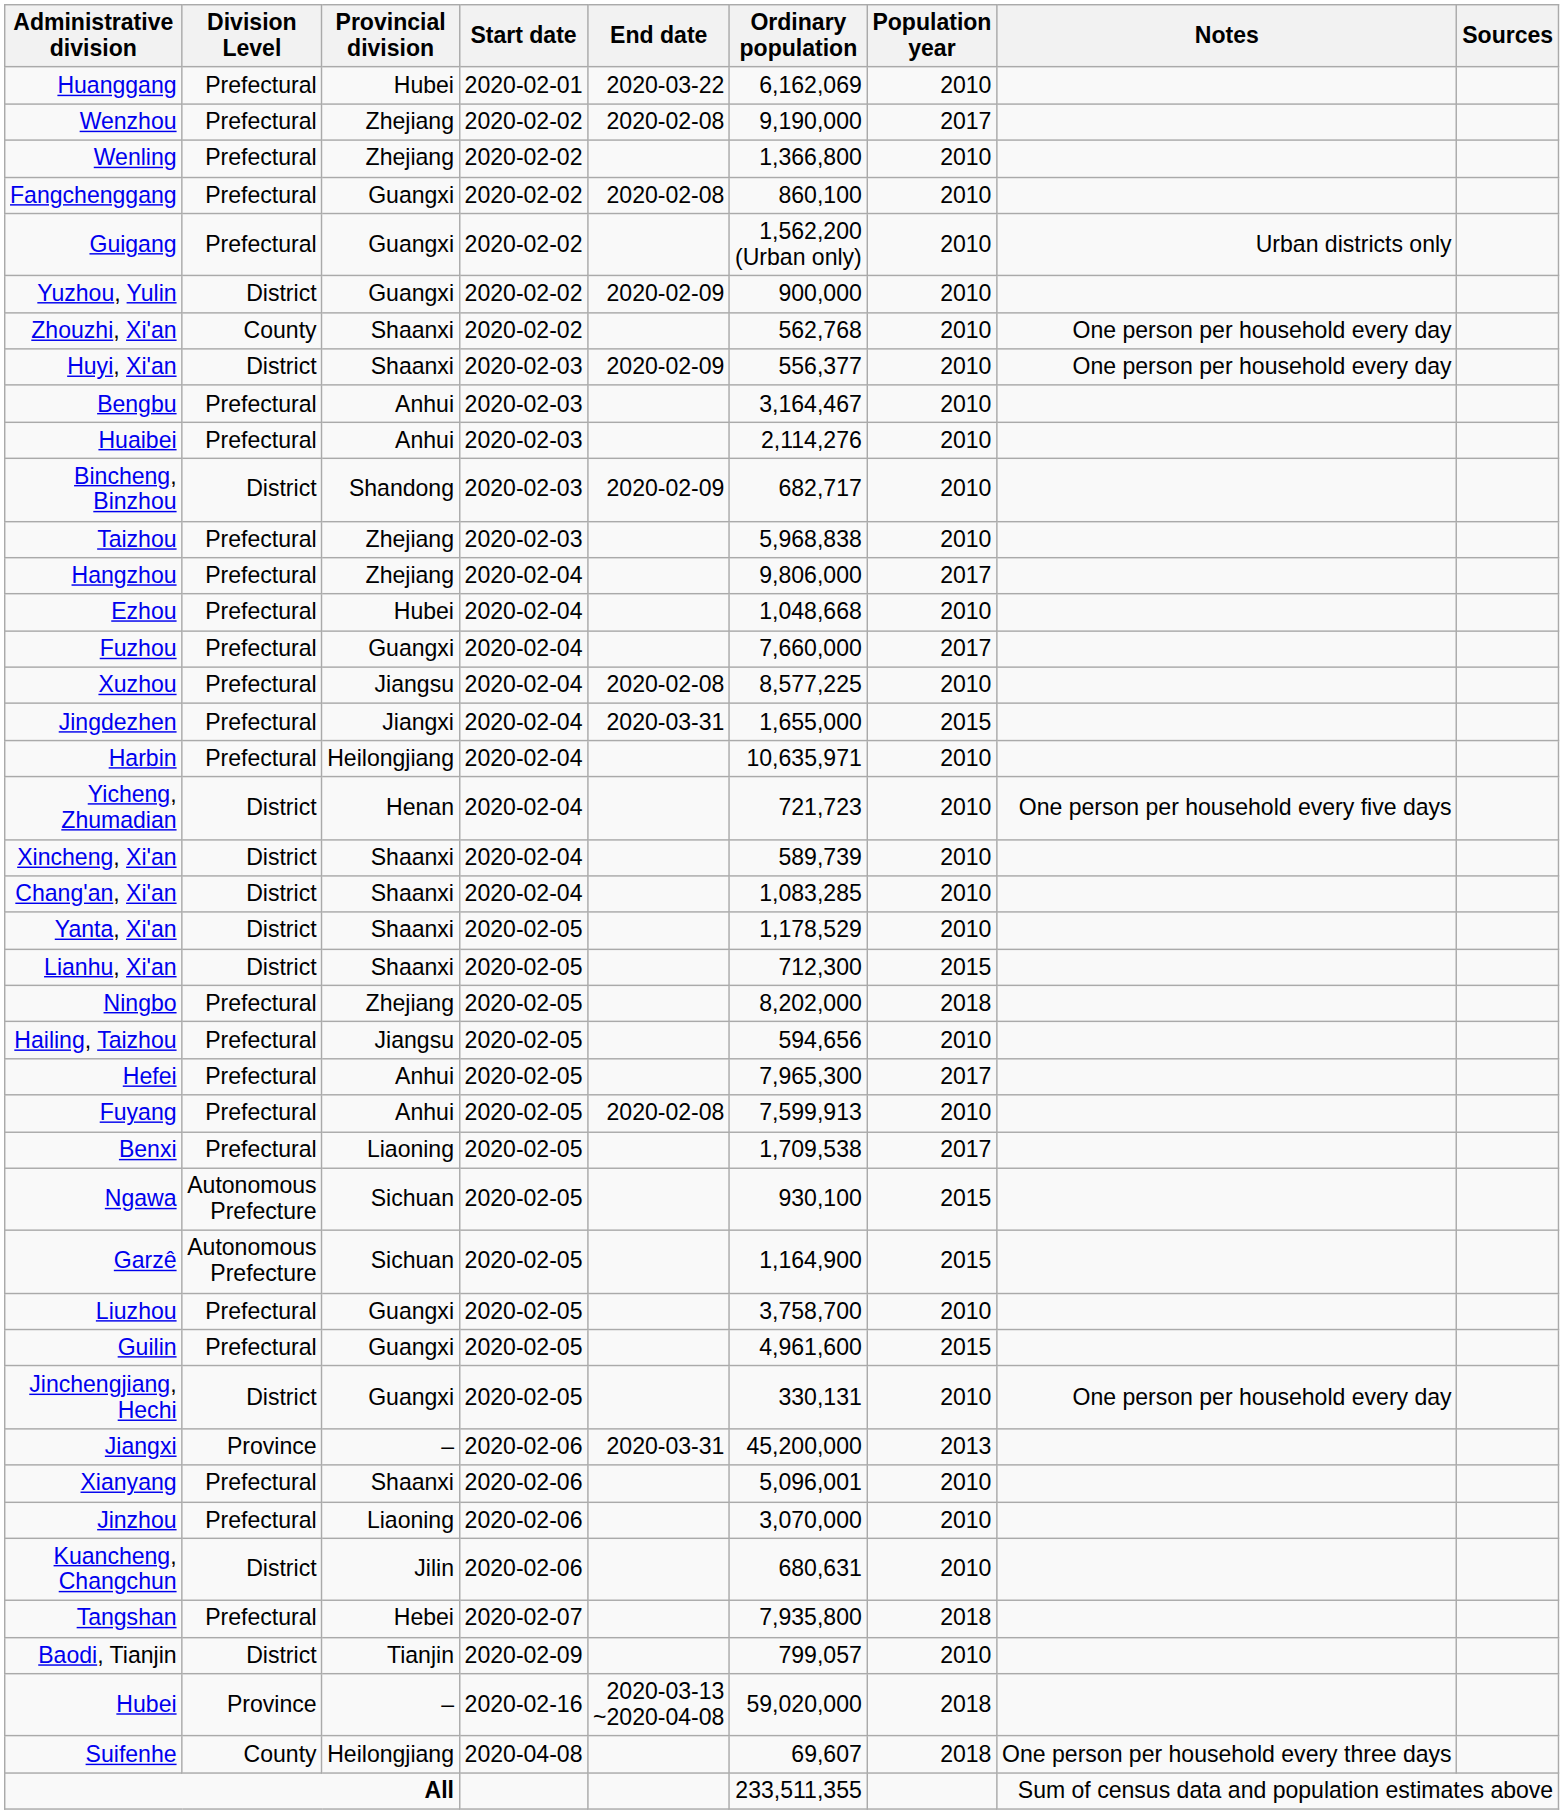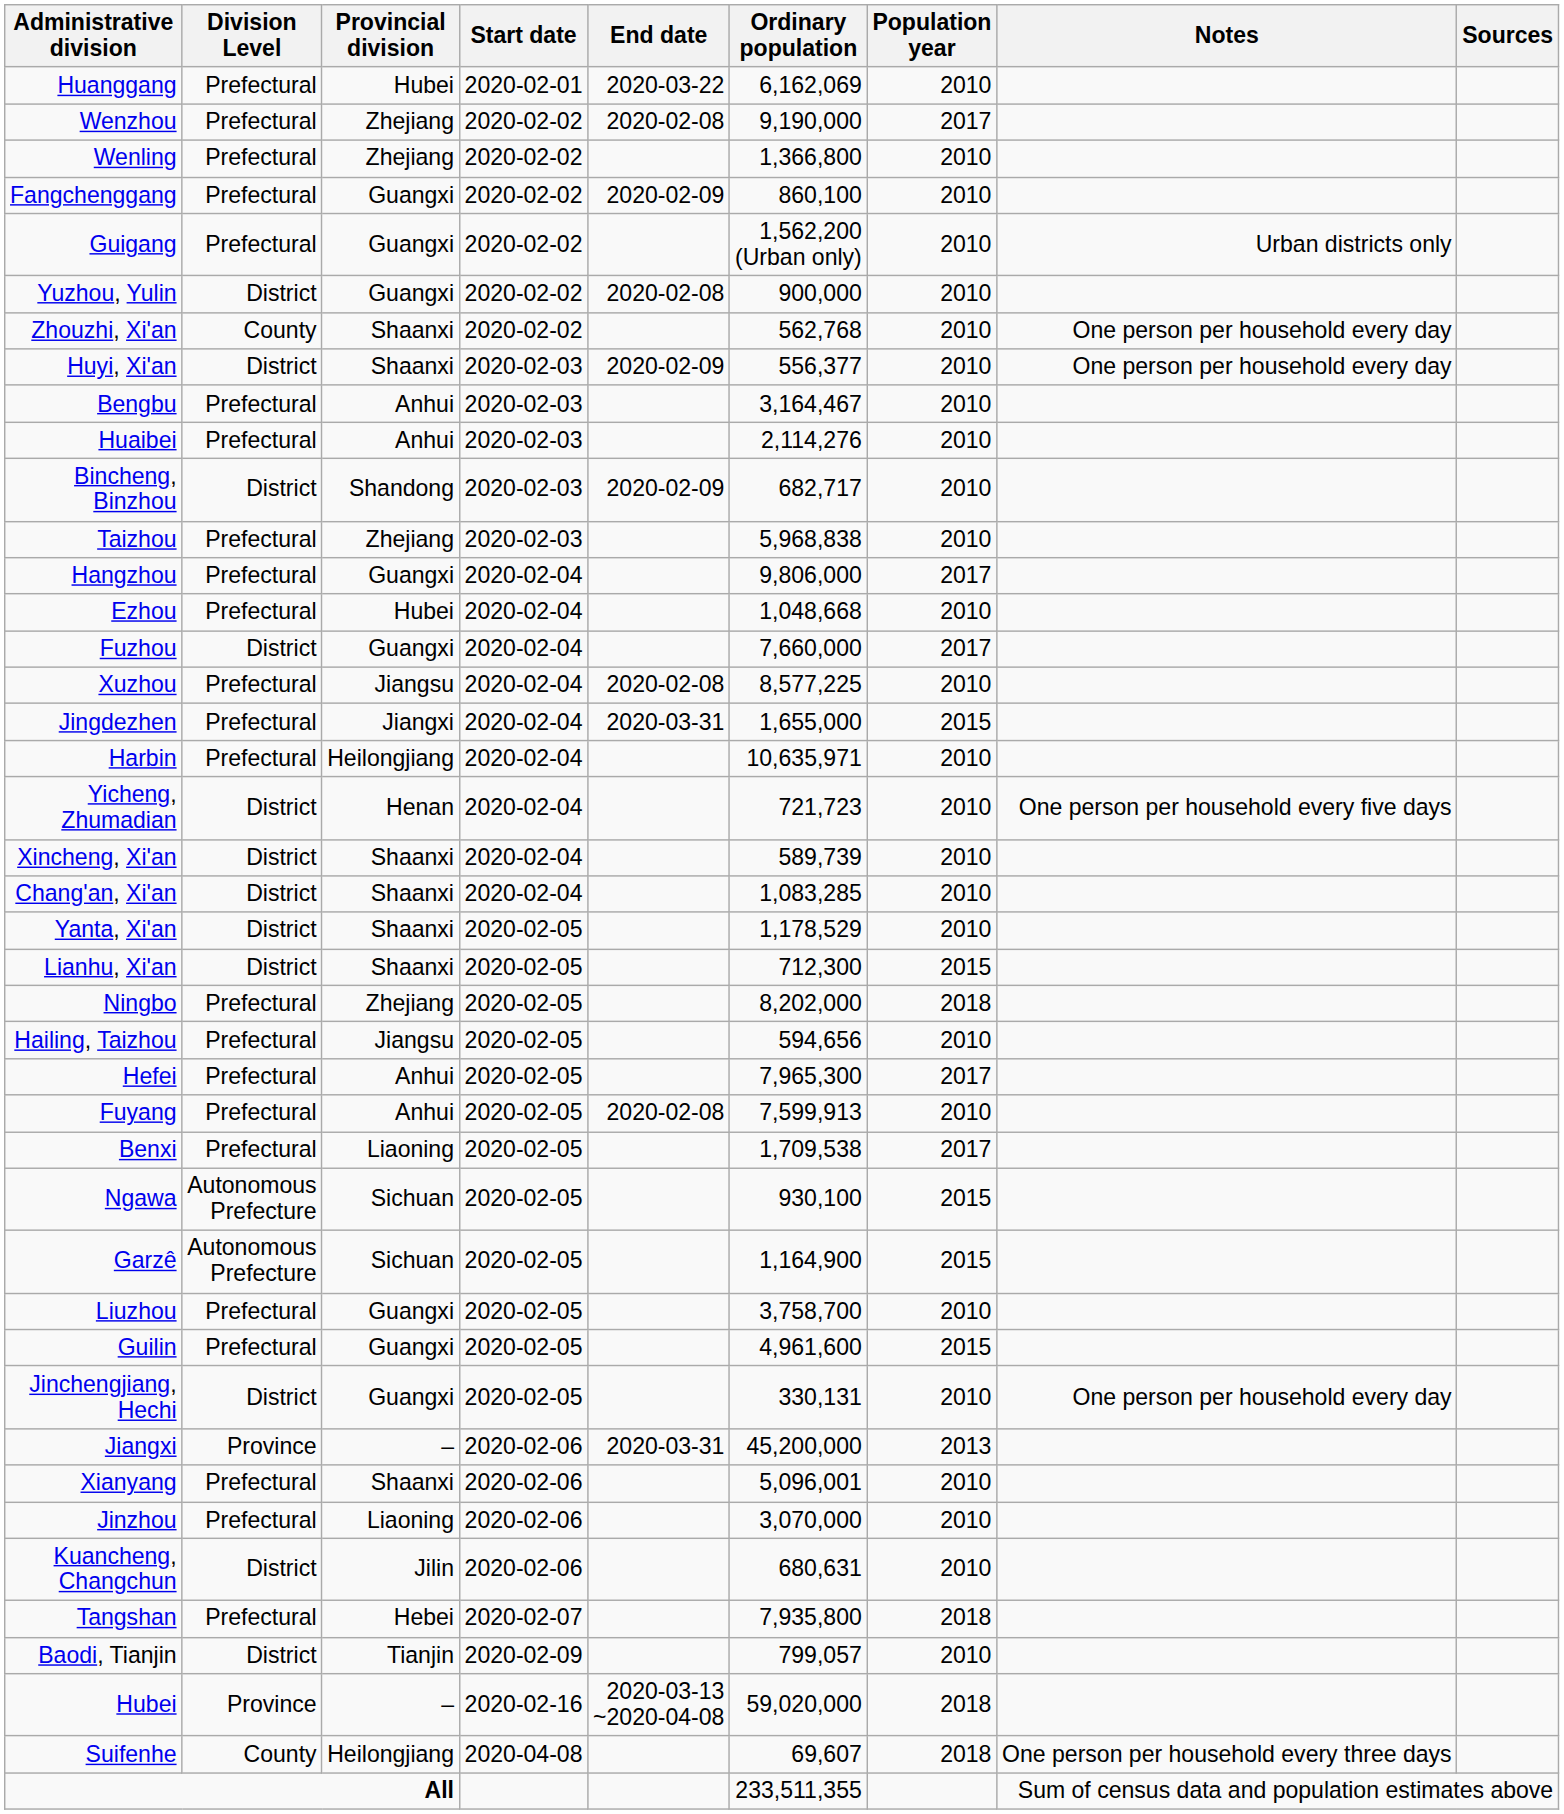(665, 194) 2020-02-08 -> (665, 194) 2020-02-09
(665, 293) 2020-02-09 -> (665, 293) 2020-02-08
(410, 575) Zhejiang -> (411, 575) Guangxi
(261, 648) Prefectural -> (281, 648) District
